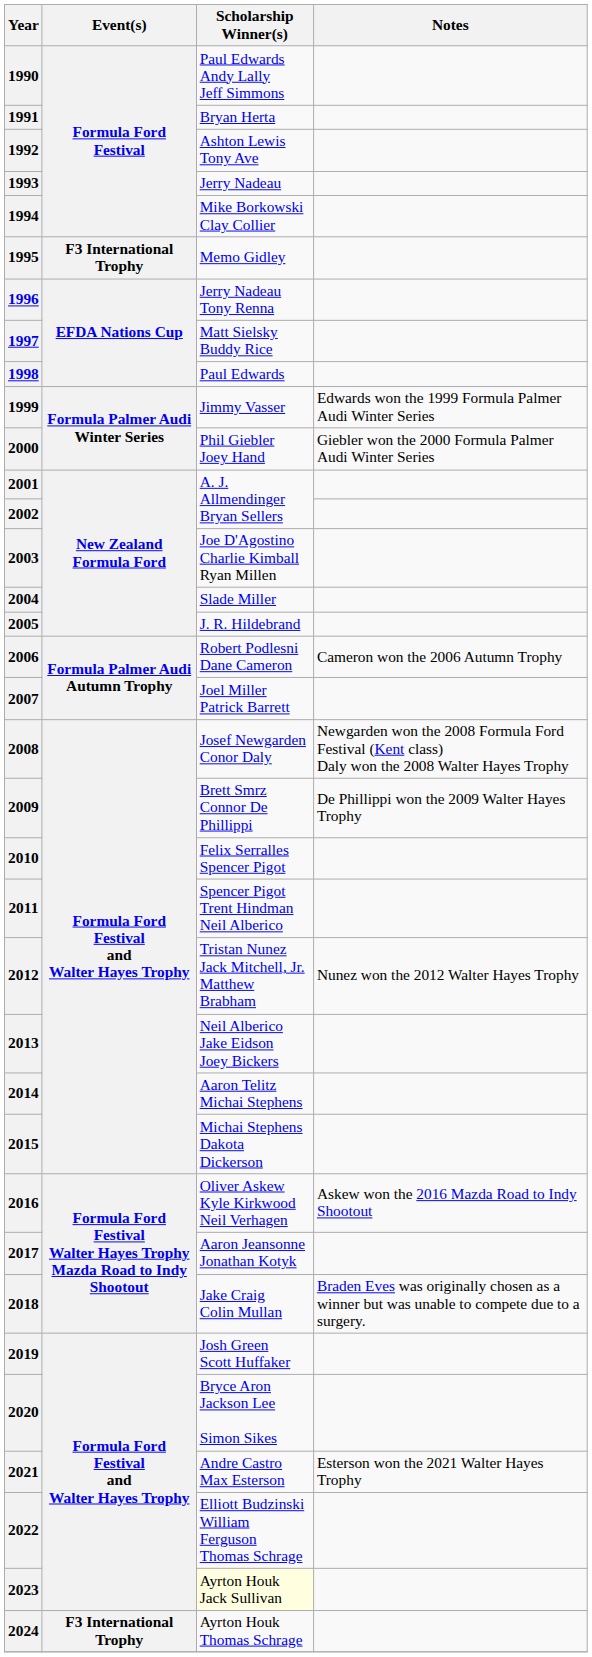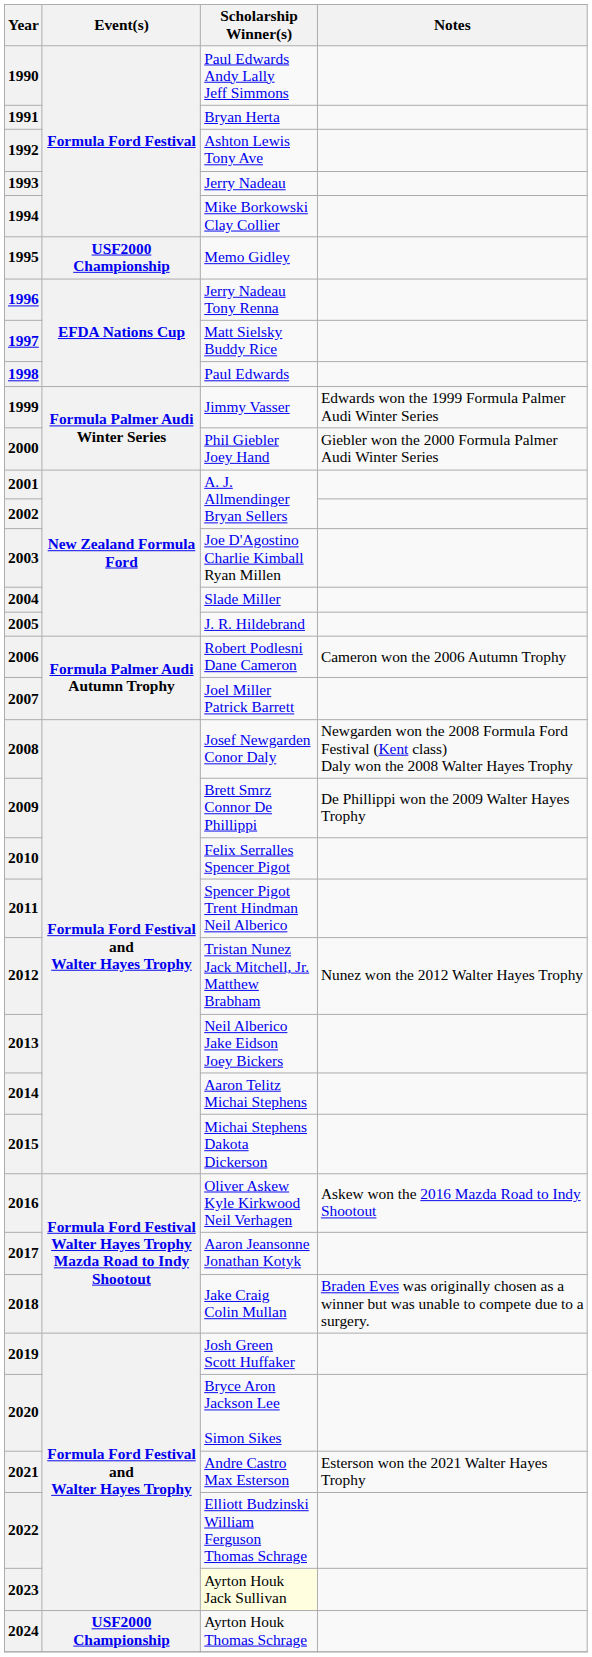(119, 257) F3 International Trophy -> (121, 257) USF2000 Championship
(119, 1631) F3 International Trophy -> (121, 1631) USF2000 Championship
